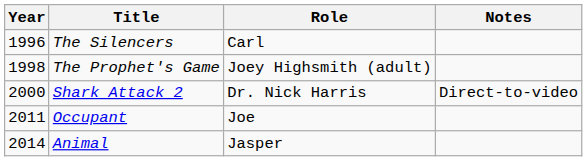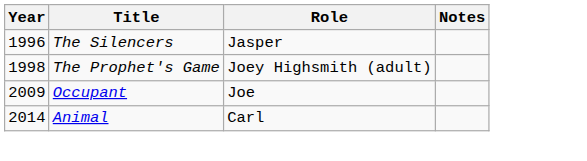(246, 42) Carl -> (255, 42) Jasper
- row: (118, 93)
(27, 118) 2011 -> (27, 93) 2009
(255, 143) Jasper -> (246, 118) Carl
